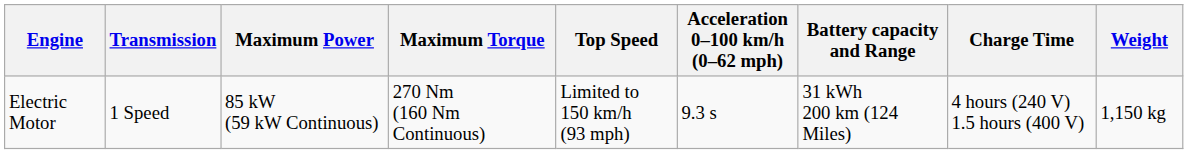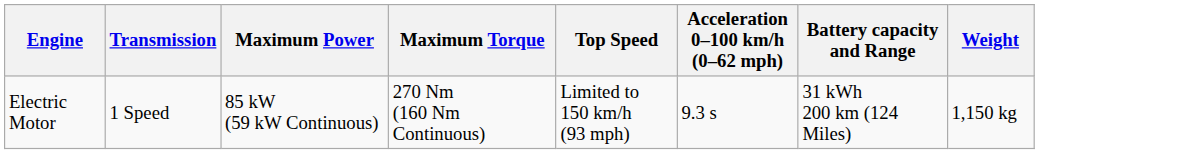- column: (1022, 40)
